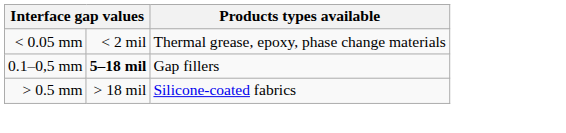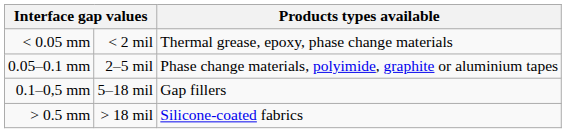+ row: (49, 66)
(118, 66) bold -> (125, 90) normal
